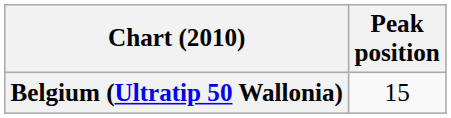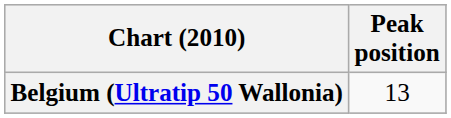(397, 92) 15 -> (397, 92) 13
